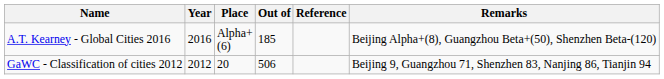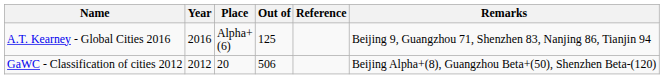(267, 39) 185 -> (267, 39) 125
(504, 39) Beijing Alpha+(8), Guangzhou Beta+(50), Shenzhen Beta-(120) -> (501, 39) Beijing 9, Guangzhou 71, Shenzhen 83, Nanjing 86, Tianjin 94
(501, 64) Beijing 9, Guangzhou 71, Shenzhen 83, Nanjing 86, Tianjin 94 -> (504, 64) Beijing Alpha+(8), Guangzhou Beta+(50), Shenzhen Beta-(120)
